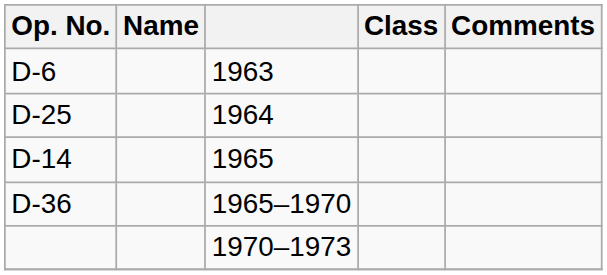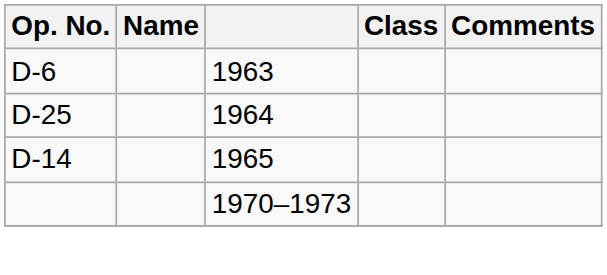- row: (41, 203)
